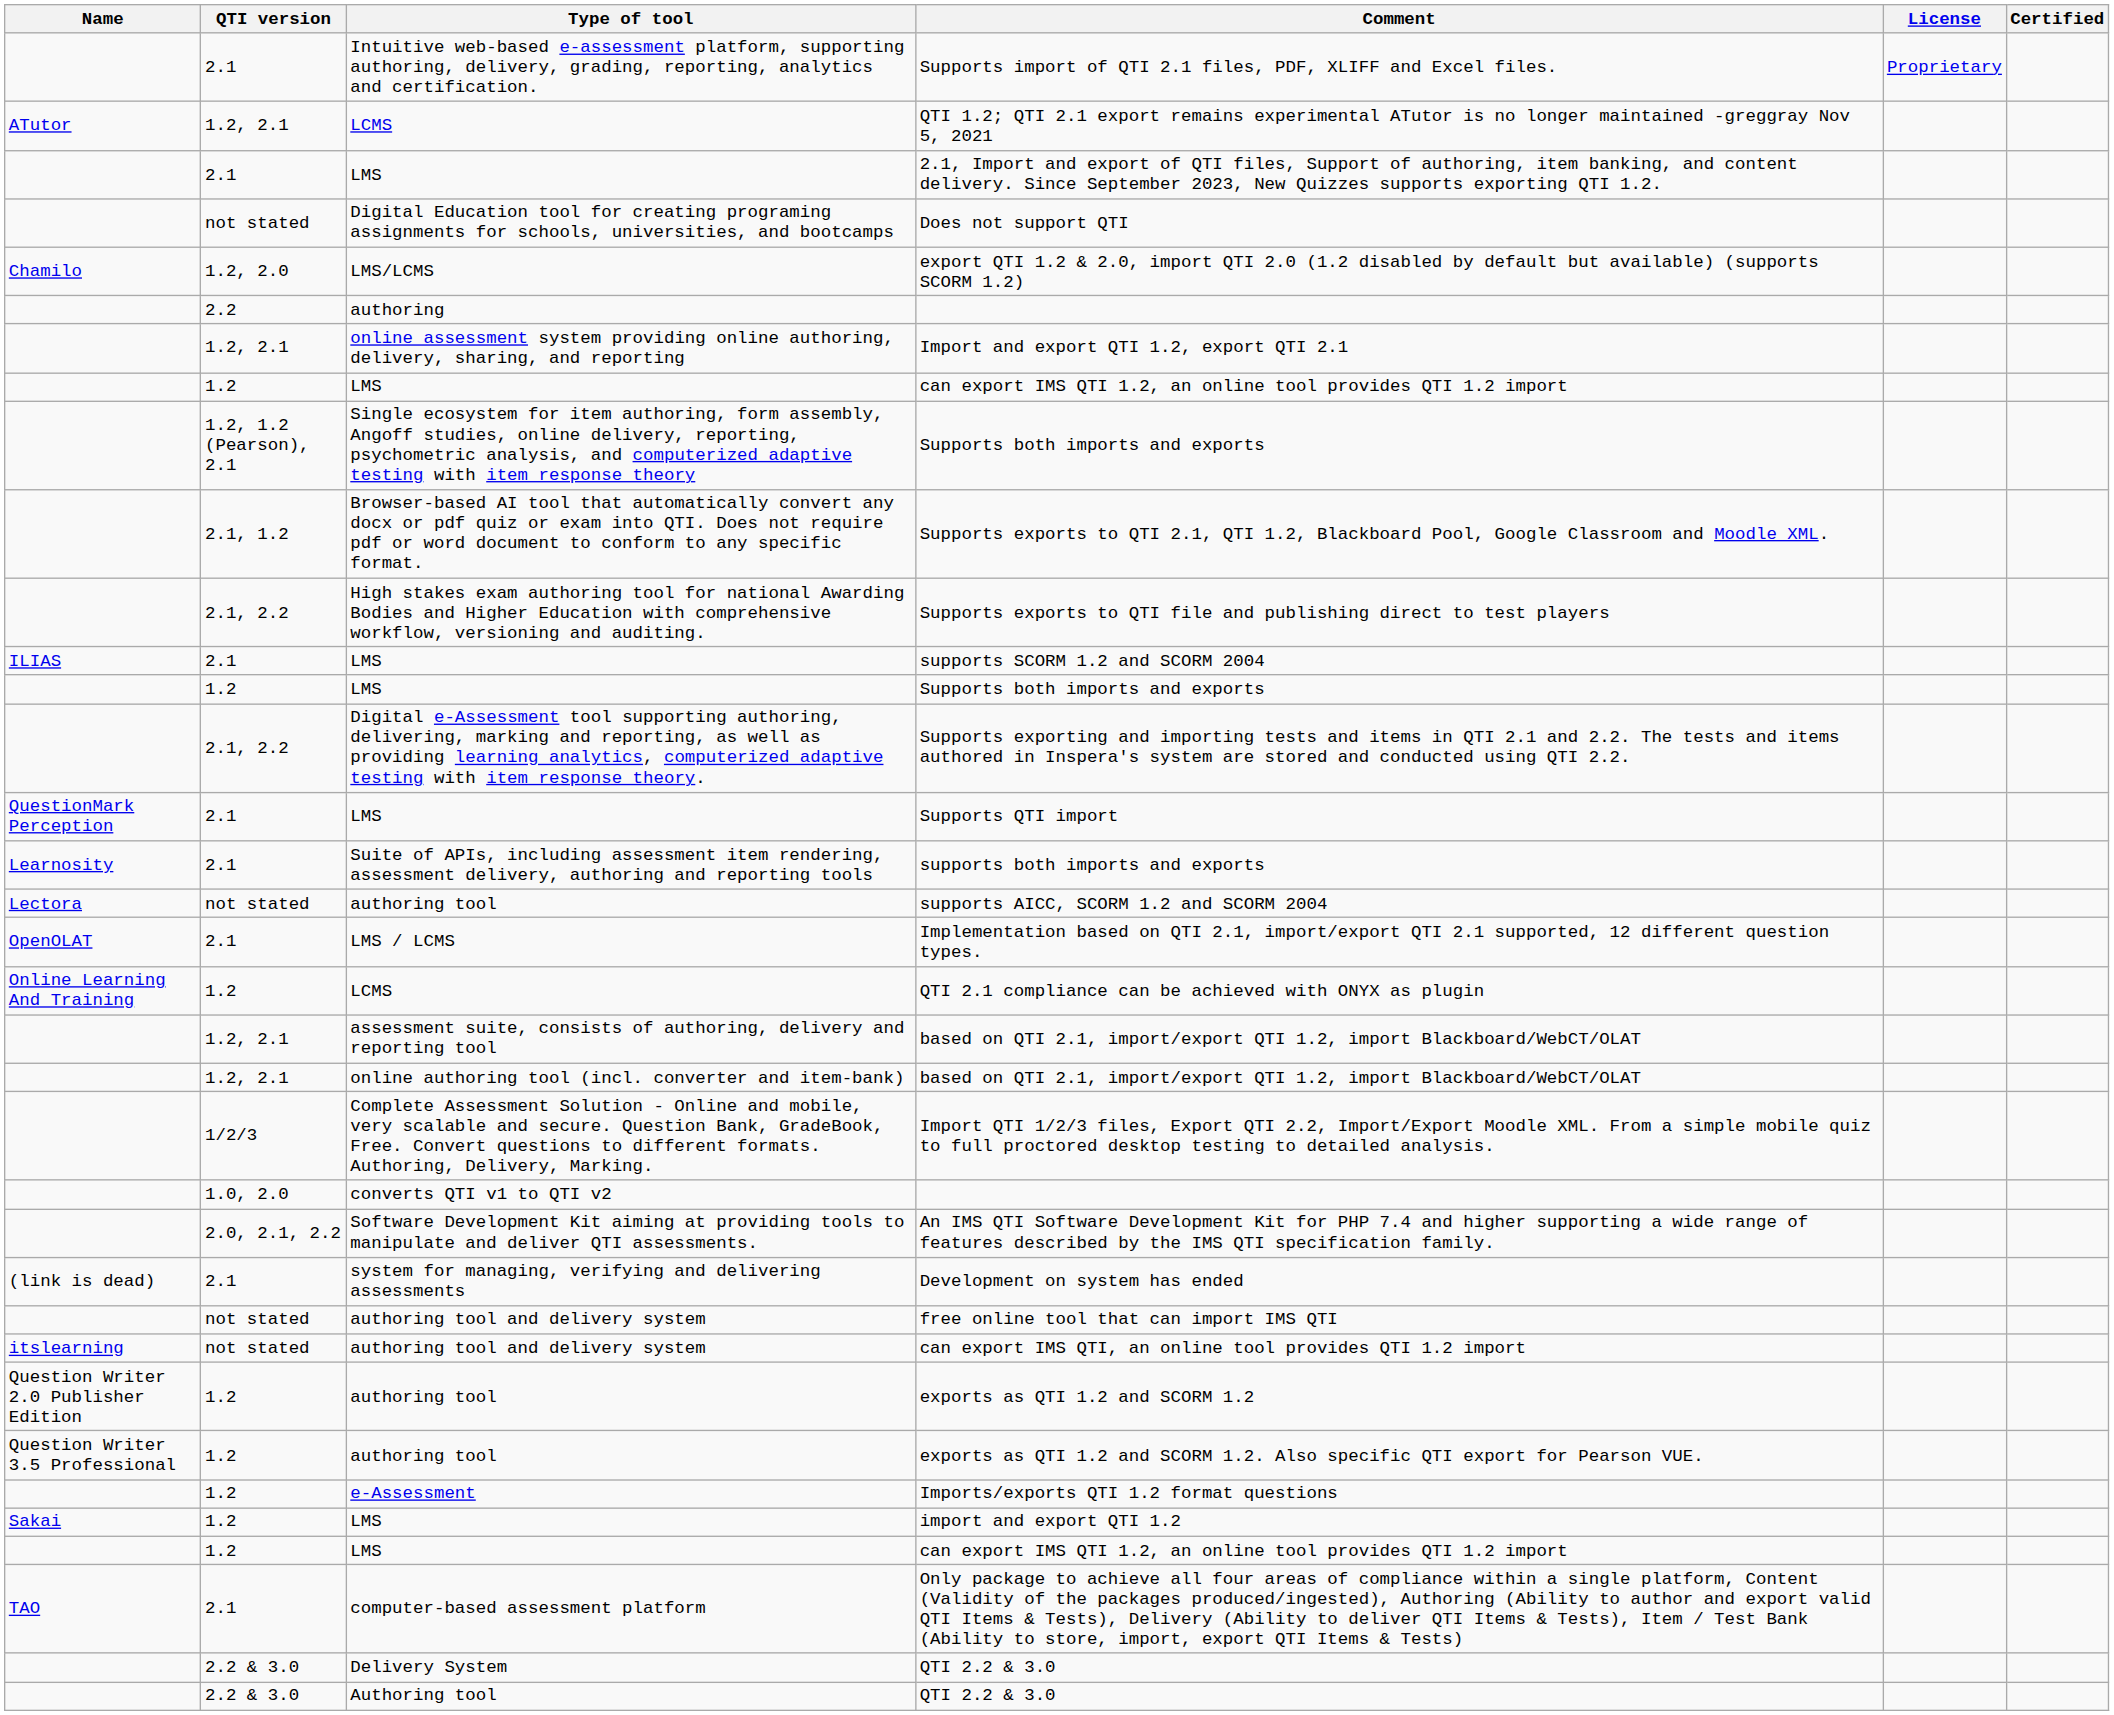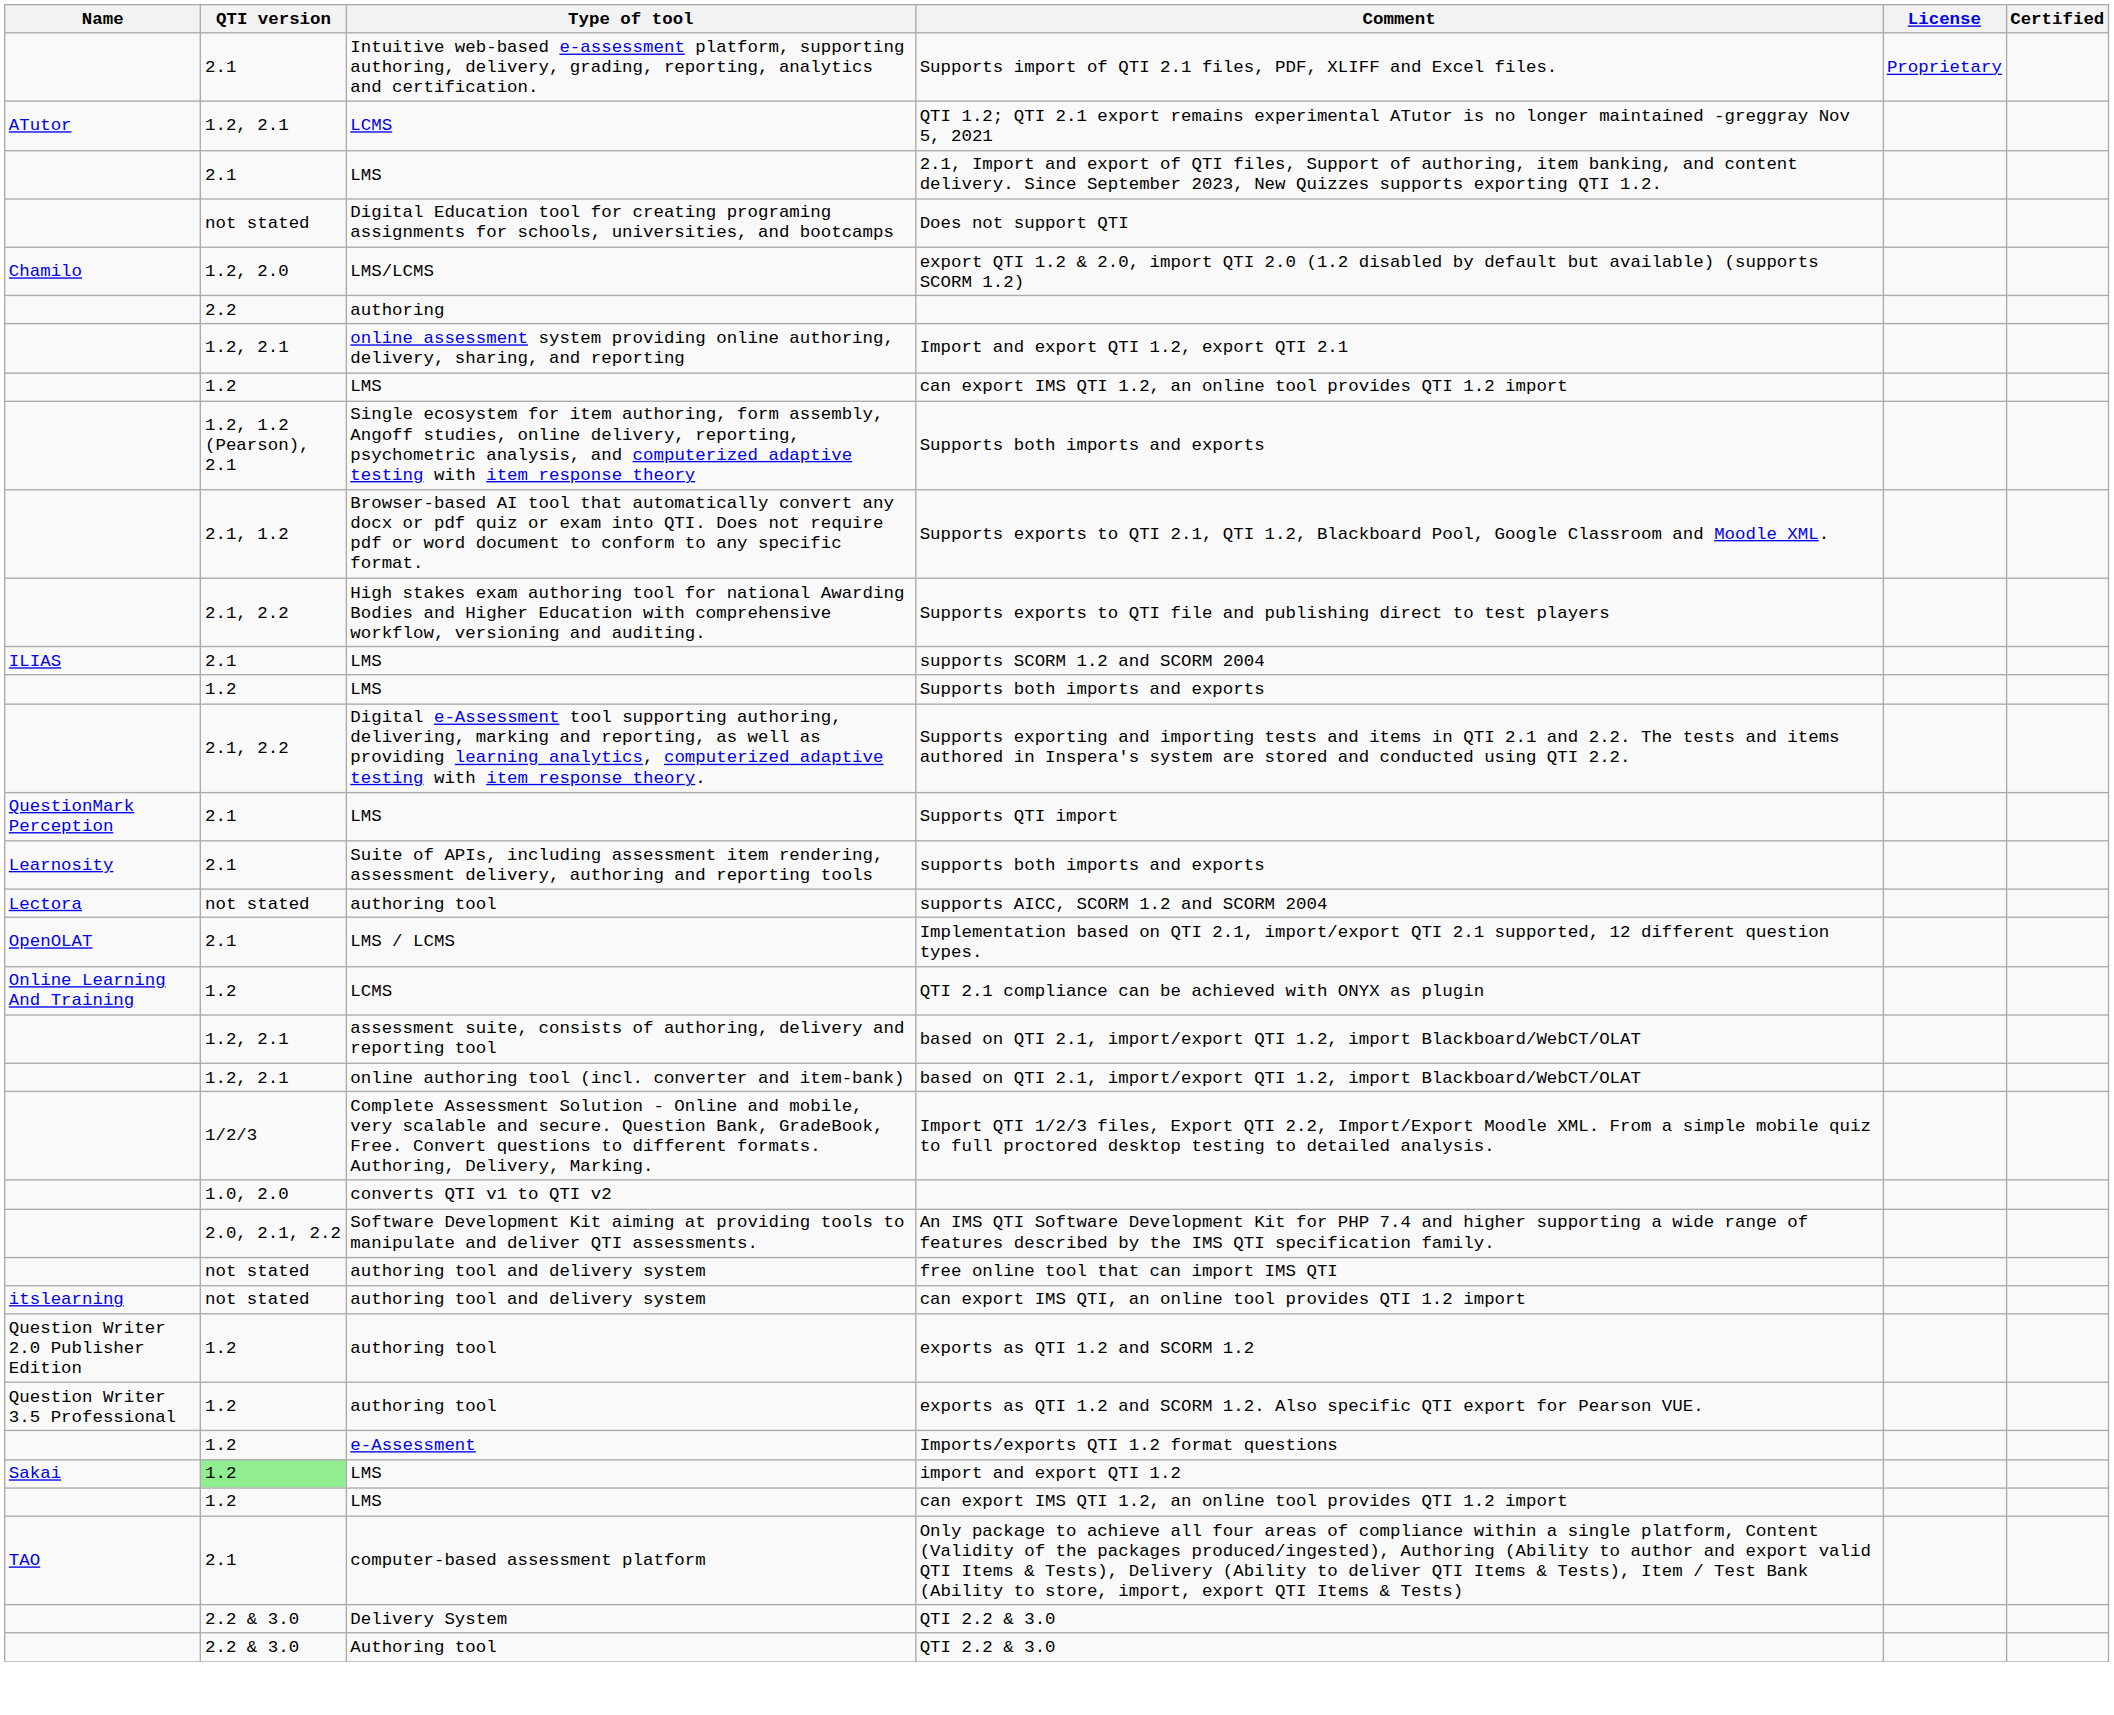- row: (586, 1281)
(221, 1522) no background -> (221, 1474) lightgreen background
